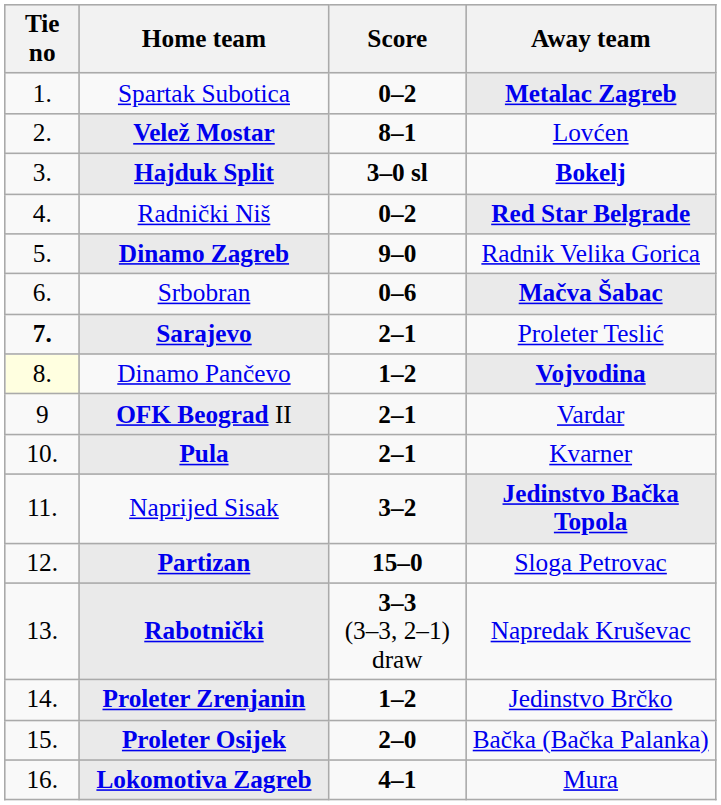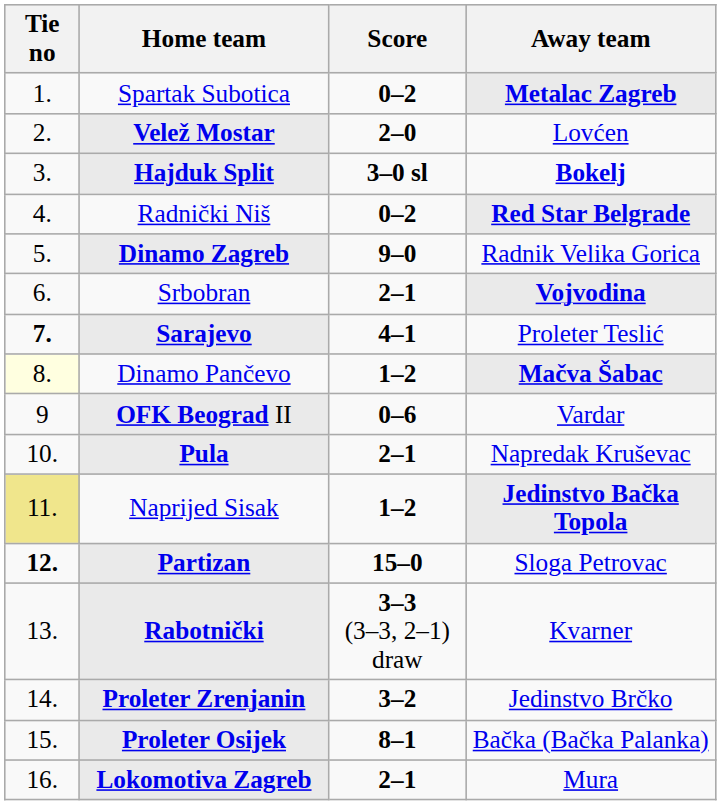(397, 133) 8–1 -> (397, 133) 2–0
(397, 293) 0–6 -> (397, 293) 2–1
(591, 293) Mačva Šabac -> (591, 293) Vojvodina
(397, 333) 2–1 -> (397, 333) 4–1
(591, 373) Vojvodina -> (591, 373) Mačva Šabac
(397, 413) 2–1 -> (397, 413) 0–6
(591, 453) Kvarner -> (591, 453) Napredak Kruševac
(42, 508) no background -> (42, 508) khaki background
(397, 508) 3–2 -> (397, 508) 1–2
(42, 562) normal -> (42, 562) bold
(591, 631) Napredak Kruševac -> (591, 631) Kvarner
(397, 699) 1–2 -> (397, 699) 3–2
(397, 739) 2–0 -> (397, 739) 8–1
(397, 779) 4–1 -> (397, 779) 2–1
